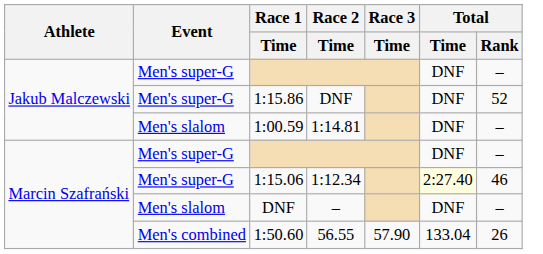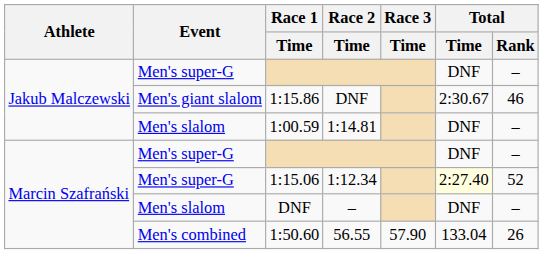(186, 99) Men's super-G -> (200, 99) Men's giant slalom
(448, 99) DNF -> (464, 99) 2:30.67
(500, 99) 52 -> (516, 99) 46
(500, 180) 46 -> (516, 180) 52
